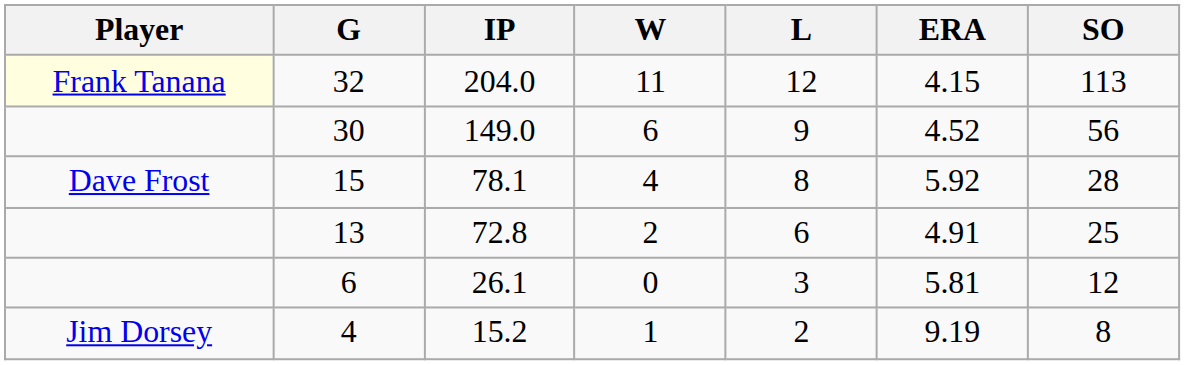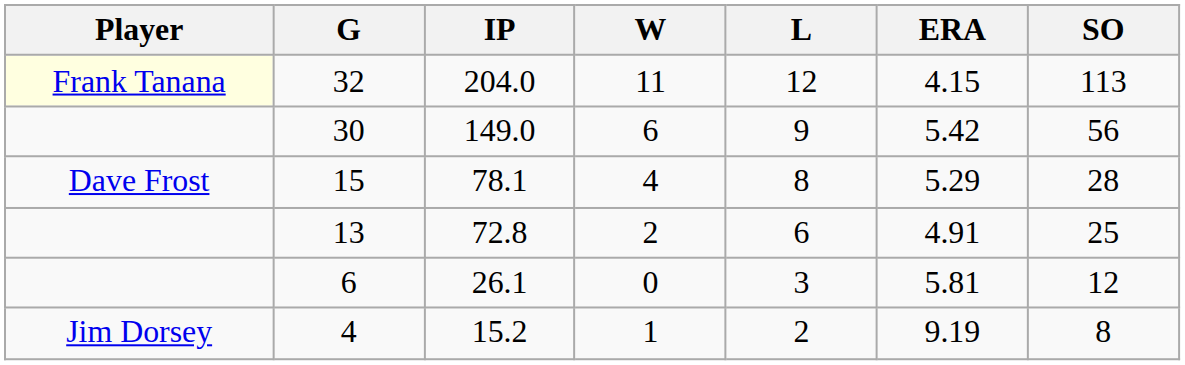(952, 130) 4.52 -> (952, 130) 5.42
(952, 181) 5.92 -> (952, 181) 5.29
